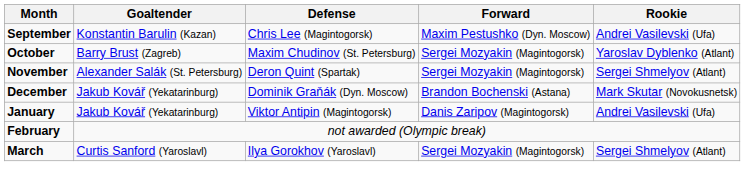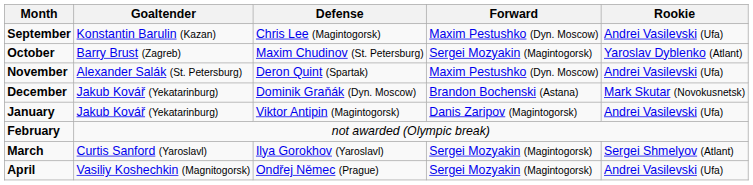(503, 72) Sergei Mozyakin (Magintogorsk) -> (514, 72) Maxim Pestushko (Dyn. Moscow)
(661, 72) Sergei Shmelyov (Atlant) -> (664, 72) Andrei Vasilevski (Ufa)
+ row: (21, 170)
